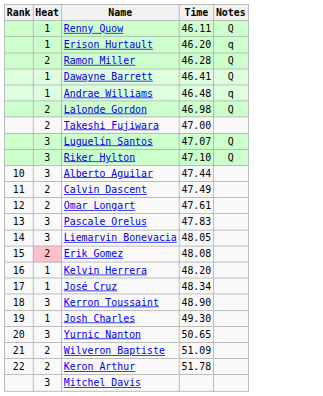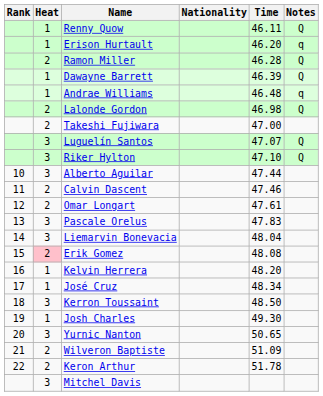+ column: (214, 12)
(196, 77) 46.41 -> (266, 77) 46.39
(196, 190) 47.49 -> (266, 190) 47.46
(196, 238) 48.05 -> (266, 238) 48.04
(196, 302) 48.90 -> (266, 302) 48.50
